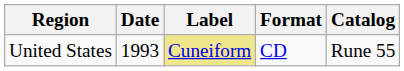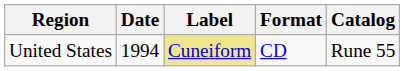(140, 50) 1993 -> (140, 50) 1994
